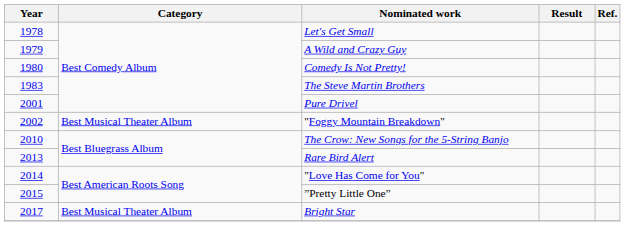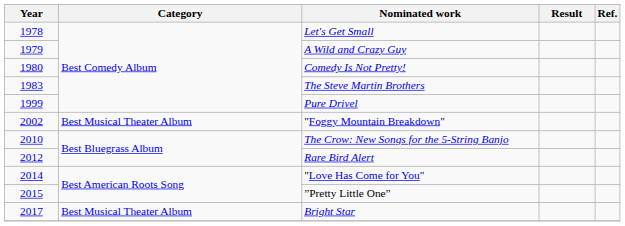(31, 103) 2001 -> (31, 103) 1999
(31, 157) 2013 -> (31, 157) 2012
